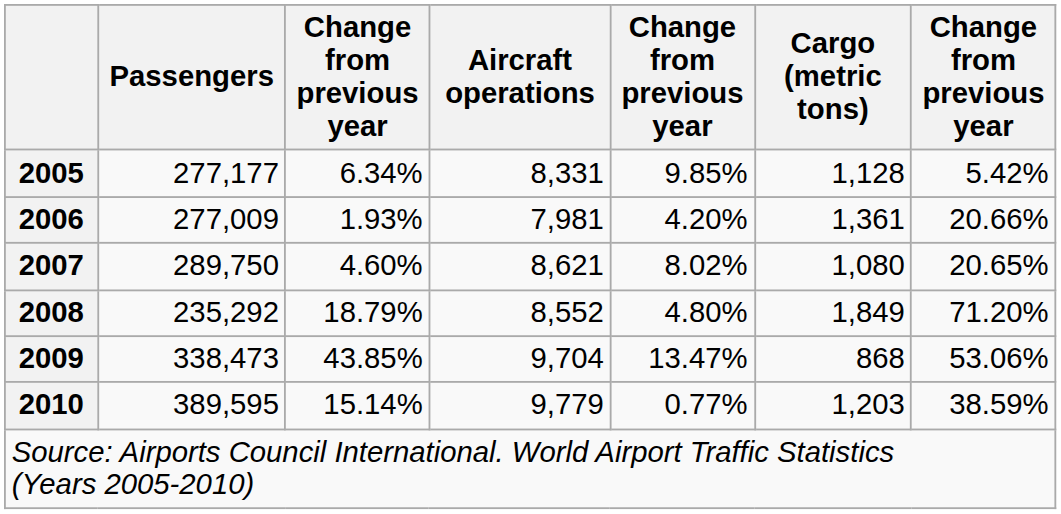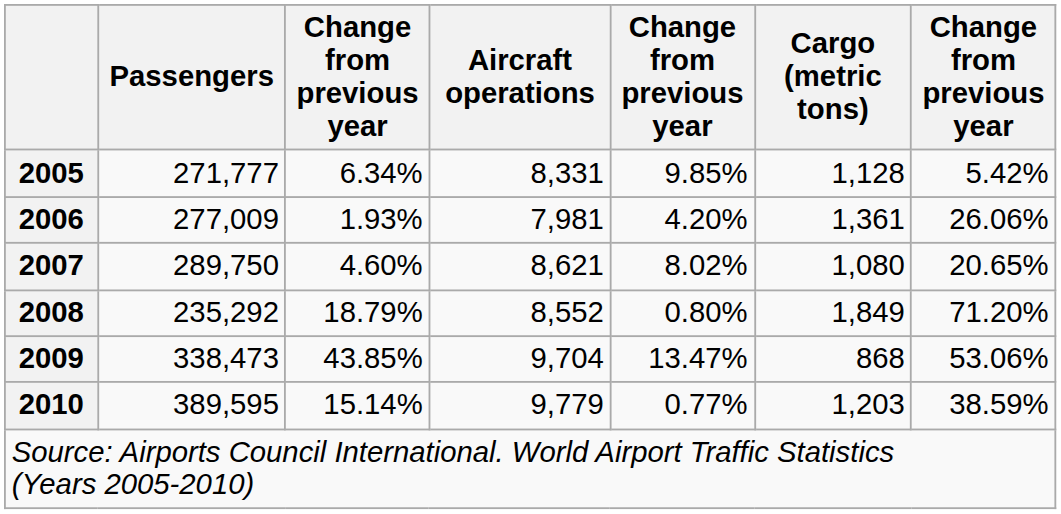(226, 172) 277,177 -> (226, 172) 271,777
(999, 219) 20.66% -> (999, 219) 26.06%
(706, 312) 4.80% -> (706, 312) 0.80%
